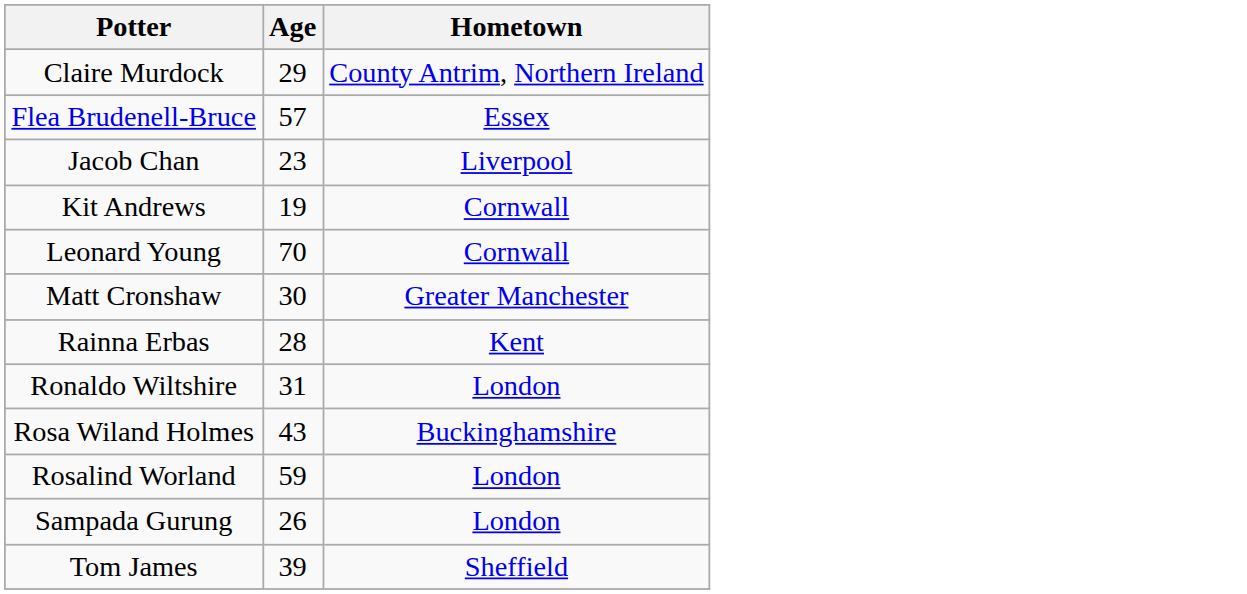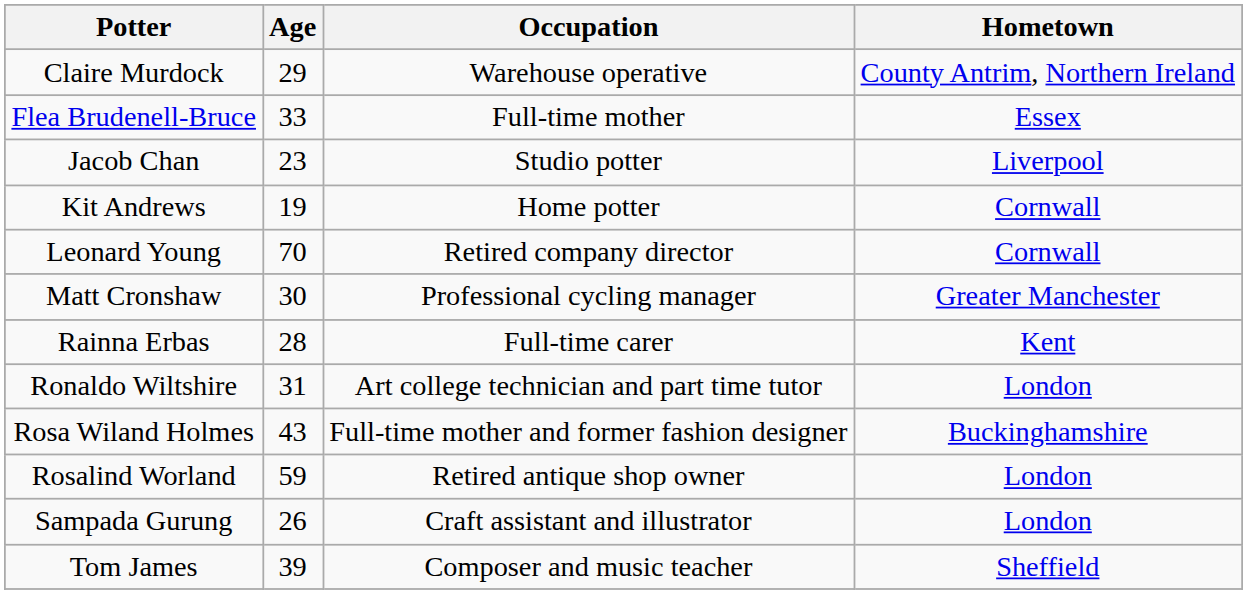+ column: (588, 26)
(293, 116) 57 -> (293, 116) 33
